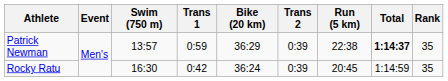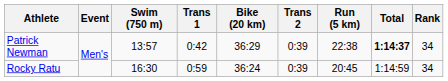(197, 47) 0:59 -> (197, 47) 0:42
(427, 47) 35 -> (427, 47) 34
(197, 69) 0:42 -> (197, 69) 0:59
(427, 69) 35 -> (427, 69) 34
